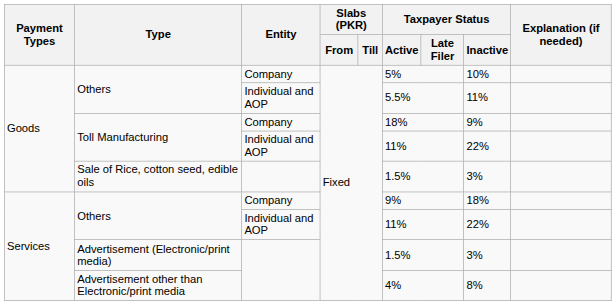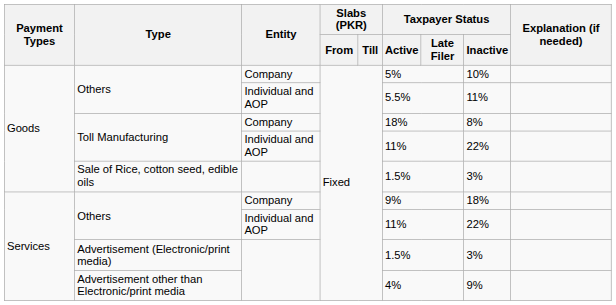(475, 122) 9% -> (475, 122) 8%
(475, 285) 8% -> (475, 285) 9%
